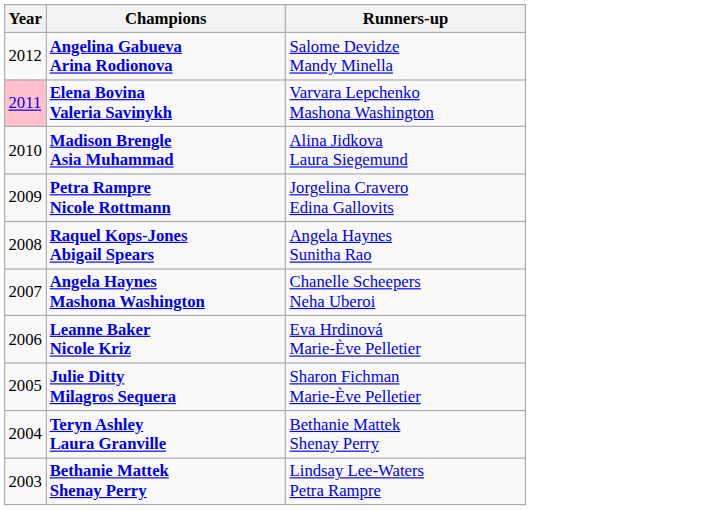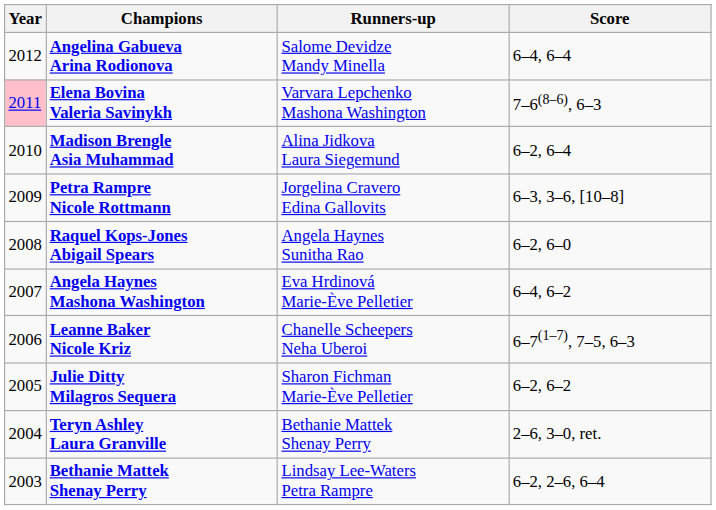+ column: (610, 18)
(355, 292) Chanelle Scheepers Neha Uberoi -> (347, 292) Eva Hrdinová Marie-Ève Pelletier
(355, 339) Eva Hrdinová Marie-Ève Pelletier -> (347, 339) Chanelle Scheepers Neha Uberoi
